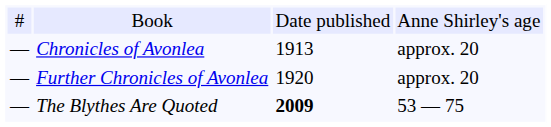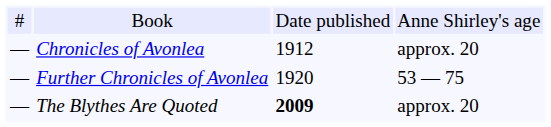(294, 49) 1913 -> (294, 49) 1912
(438, 77) approx. 20 -> (431, 77) 53 — 75
(431, 106) 53 — 75 -> (438, 106) approx. 20
